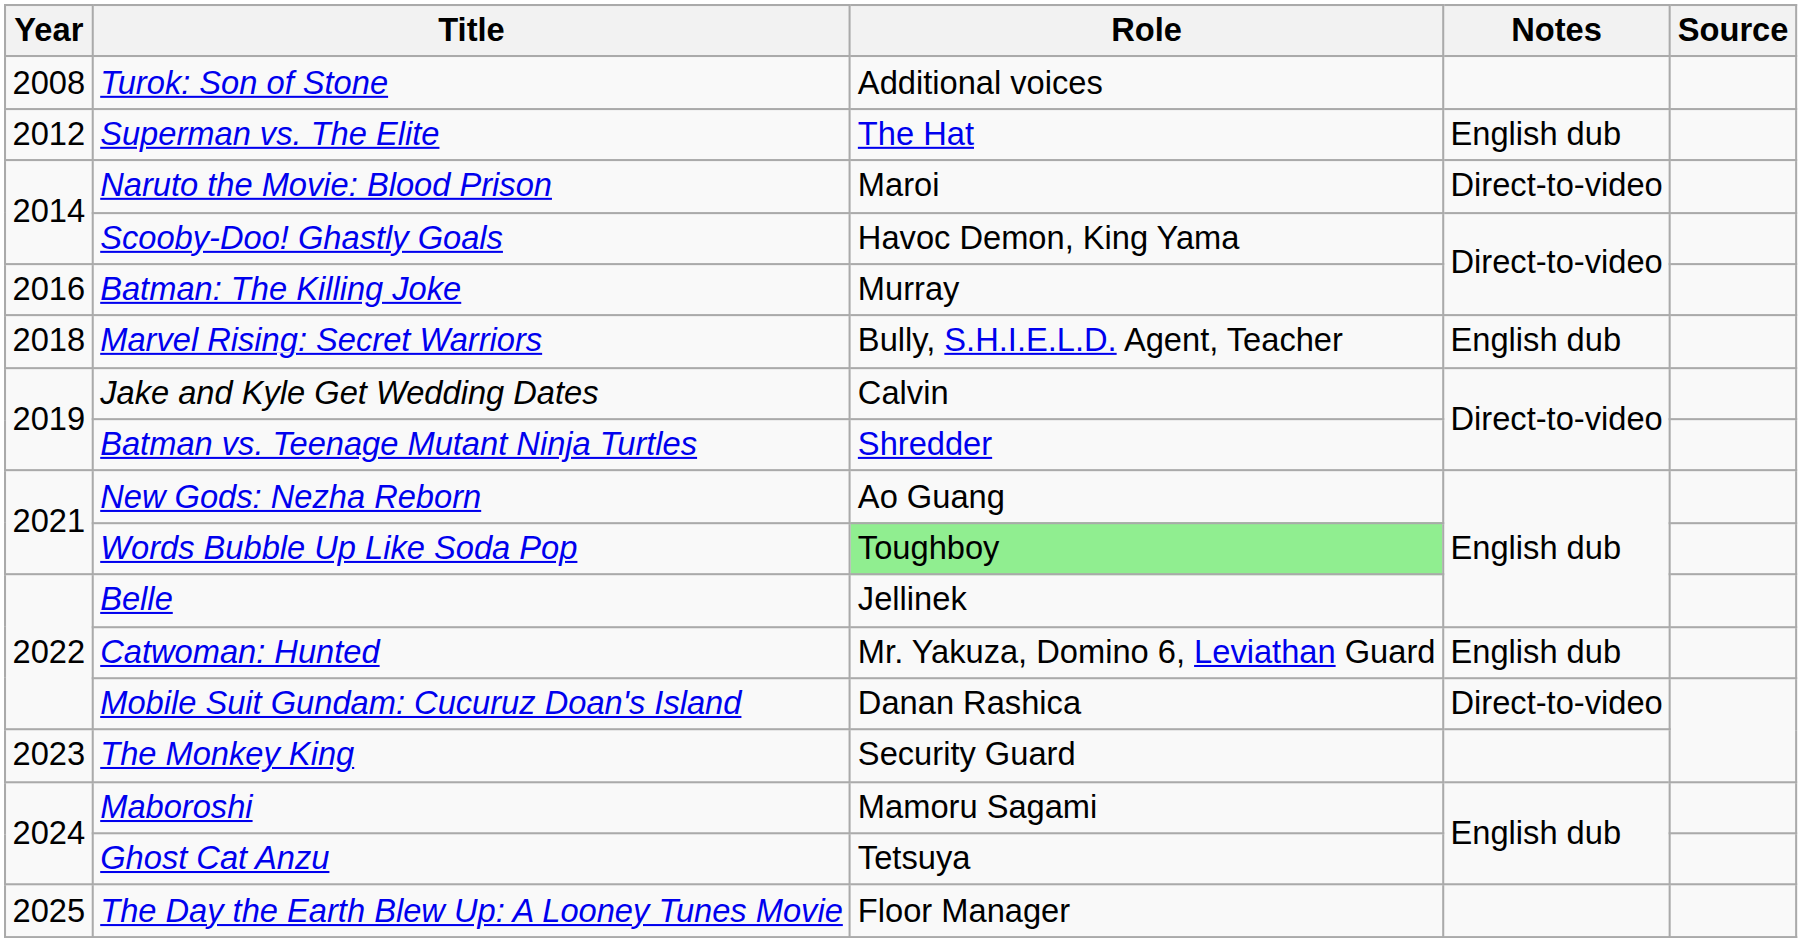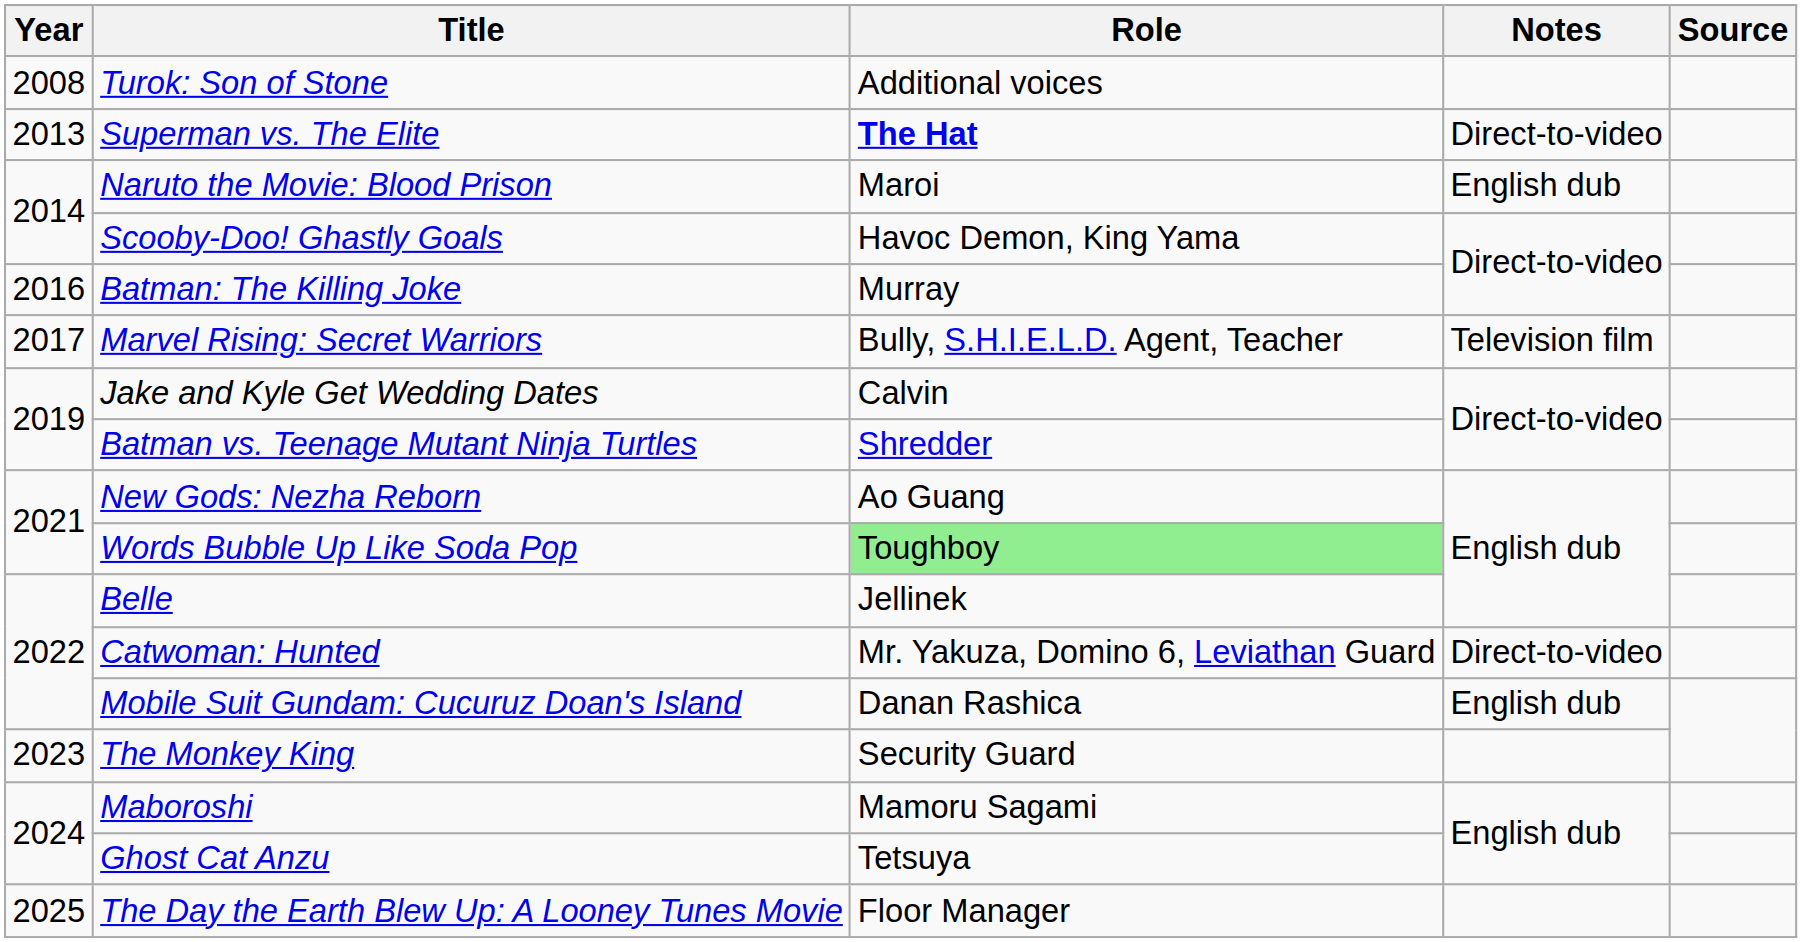(49, 133) 2012 -> (49, 133) 2013
(916, 133) normal -> (918, 133) bold
(1536, 133) English dub -> (1557, 133) Direct-to-video
(1557, 185) Direct-to-video -> (1536, 185) English dub
(49, 340) 2018 -> (49, 340) 2017
(1536, 340) English dub -> (1552, 340) Television film
(1536, 651) English dub -> (1557, 651) Direct-to-video
(1557, 703) Direct-to-video -> (1536, 703) English dub
